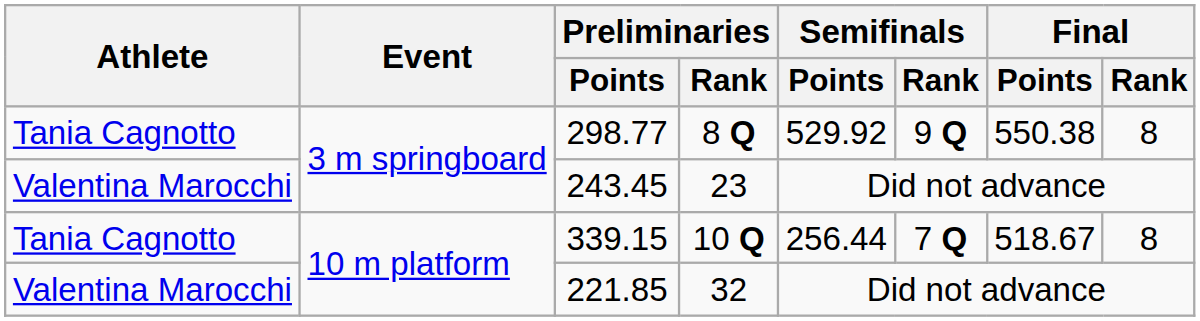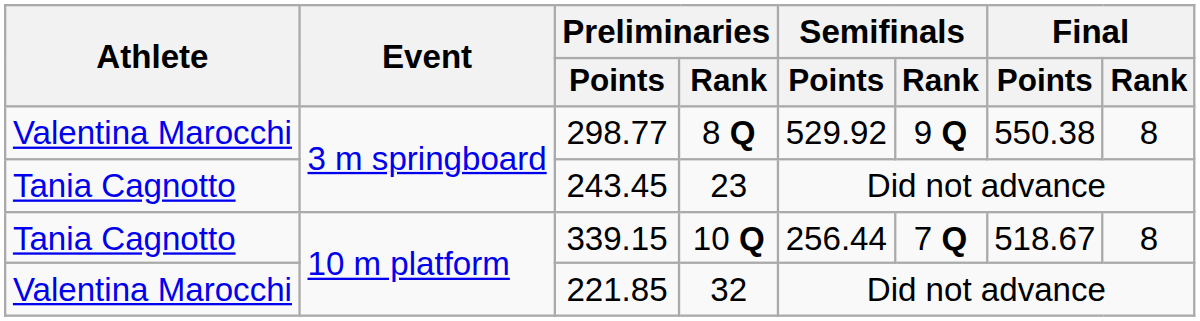(124, 133) Tania Cagnotto -> (152, 133) Valentina Marocchi
(152, 186) Valentina Marocchi -> (124, 186) Tania Cagnotto
